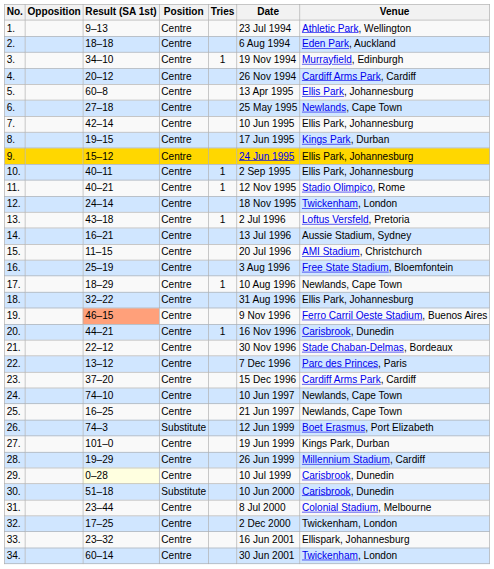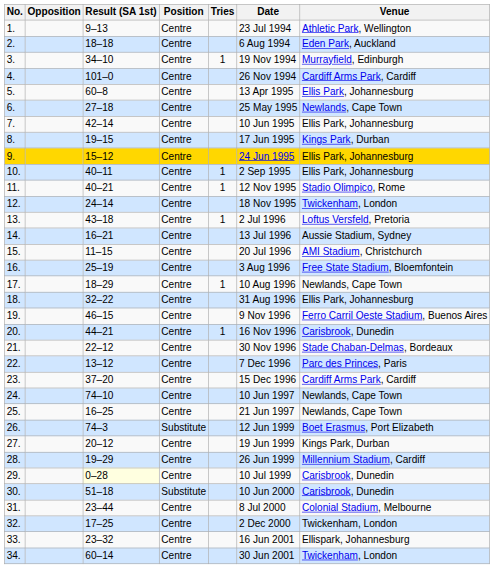(99, 76) 20–12 -> (99, 76) 101–0
(99, 316) lightsalmon background -> (99, 316) no background
(99, 444) 101–0 -> (99, 444) 20–12
